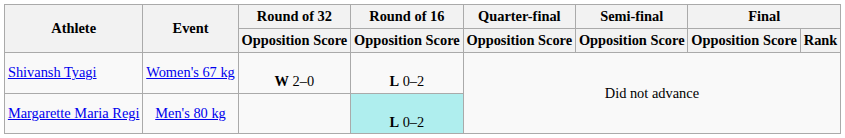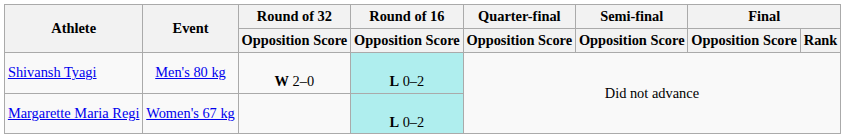(191, 72) Women's 67 kg -> (191, 72) Men's 80 kg
(407, 81) no background -> (407, 81) paleturquoise background
(191, 113) Men's 80 kg -> (191, 113) Women's 67 kg
